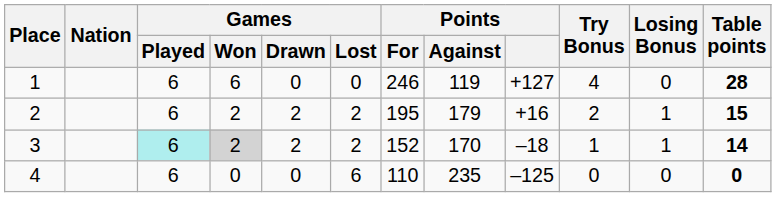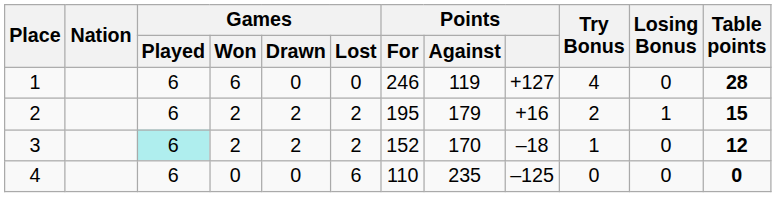(235, 144) lightgrey background -> (235, 144) no background
(666, 144) 1 -> (666, 144) 0
(737, 144) 14 -> (737, 144) 12
